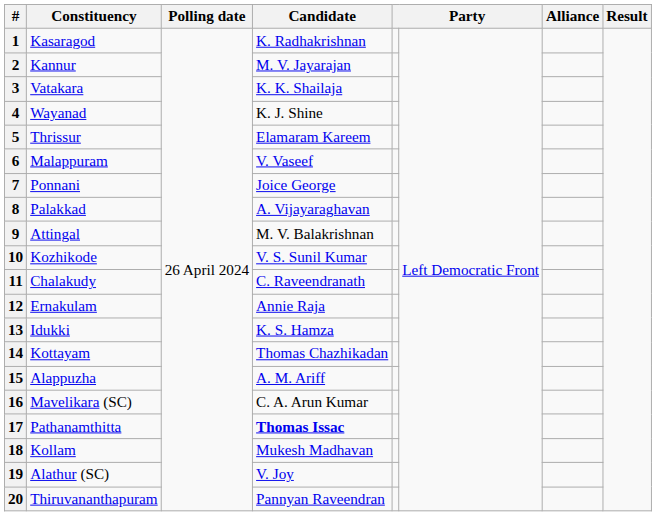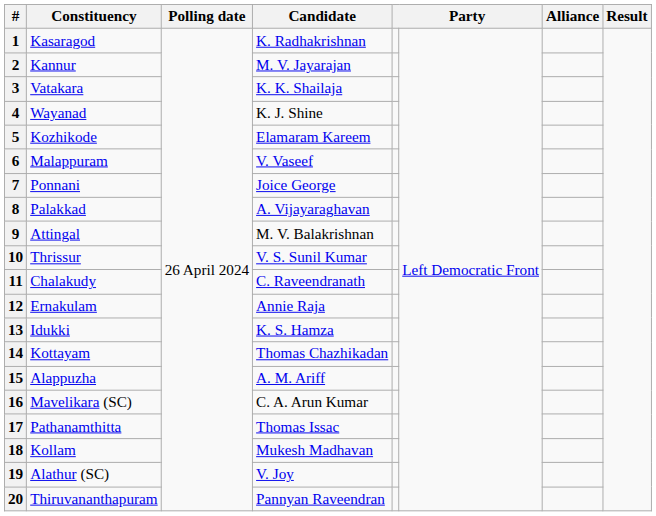(56, 137) Thrissur -> (64, 137) Kozhikode
(64, 257) Kozhikode -> (56, 257) Thrissur
(300, 426) bold -> (298, 426) normal
